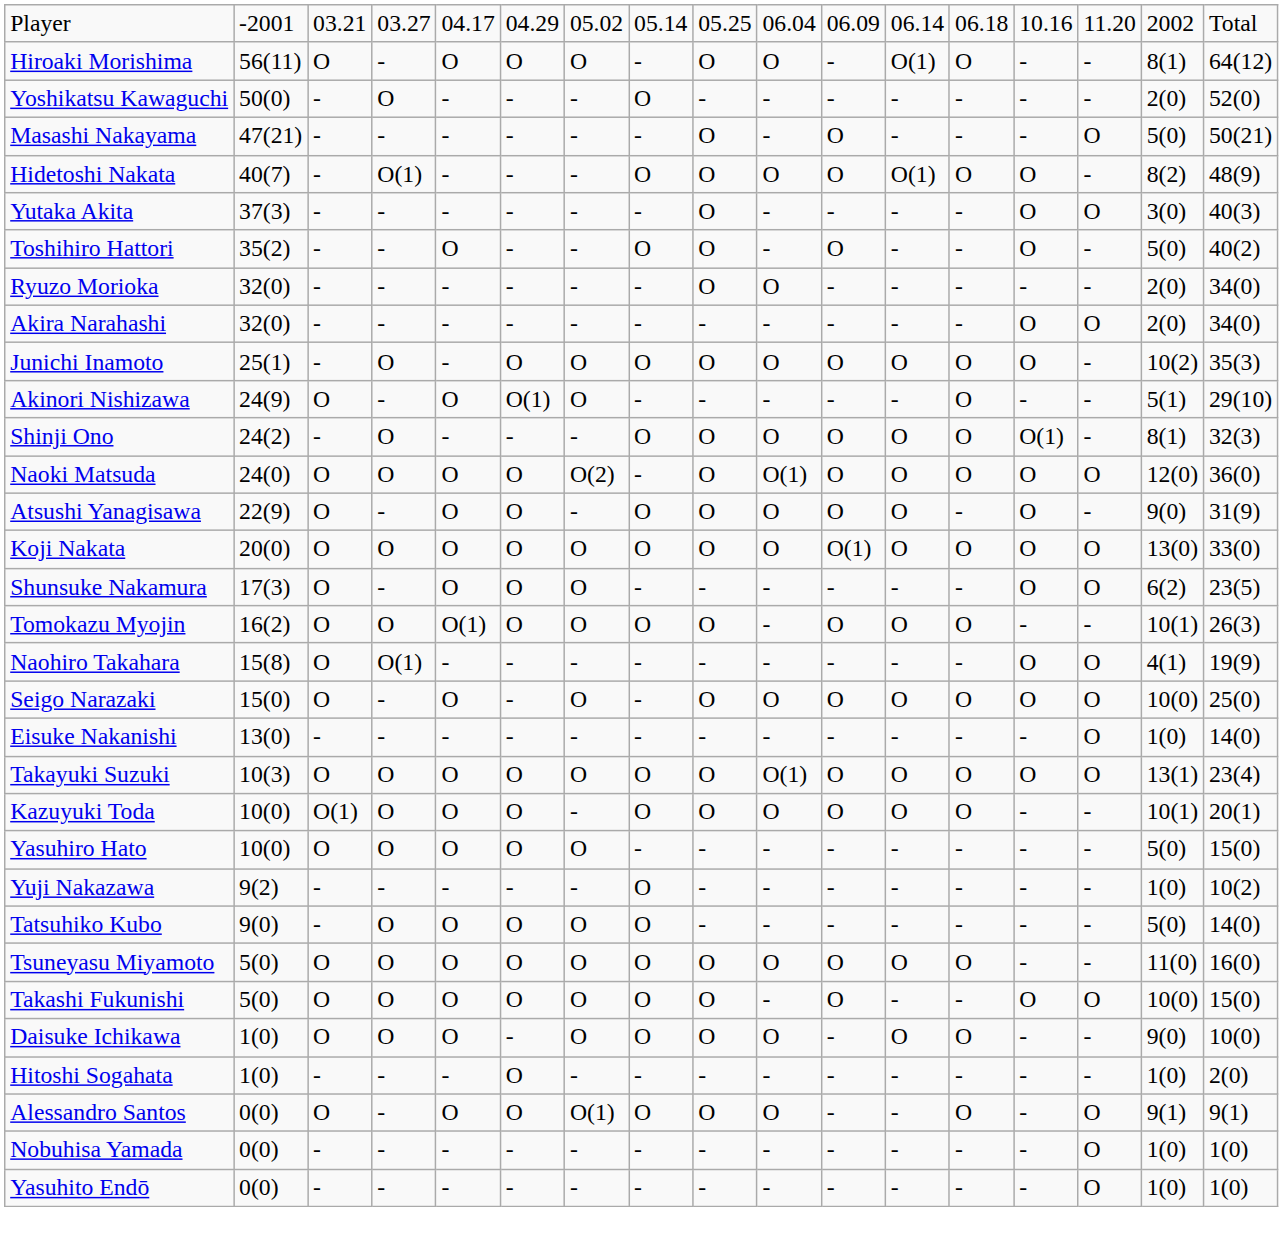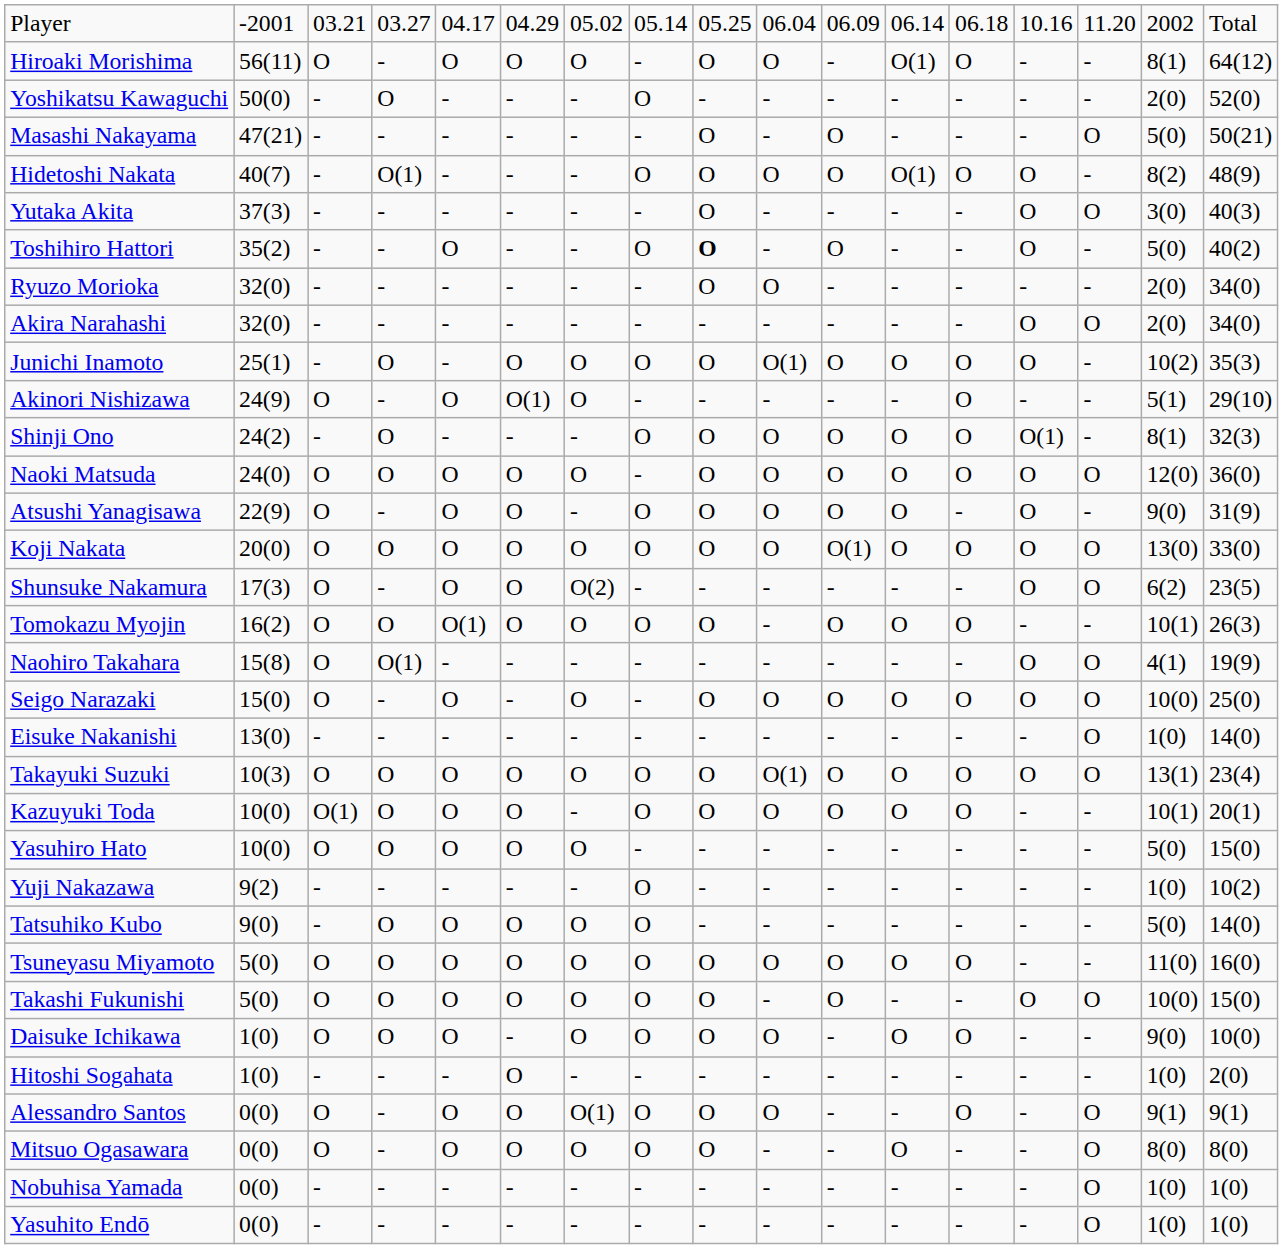(707, 248) normal -> (707, 248) bold
(771, 361) O -> (785, 361) O(1)
(592, 473) O(2) -> (578, 473) O
(785, 473) O(1) -> (771, 473) O
(578, 586) O -> (592, 586) O(2)
+ row: (99, 1149)
